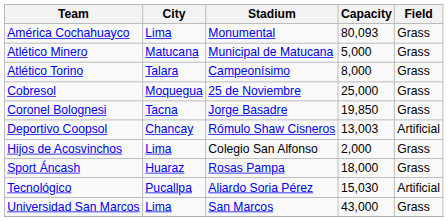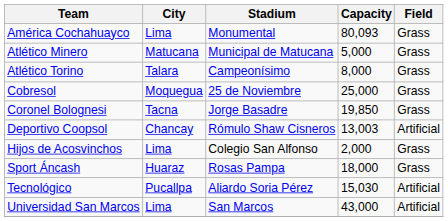(414, 206) Grass -> (419, 206) Artificial
